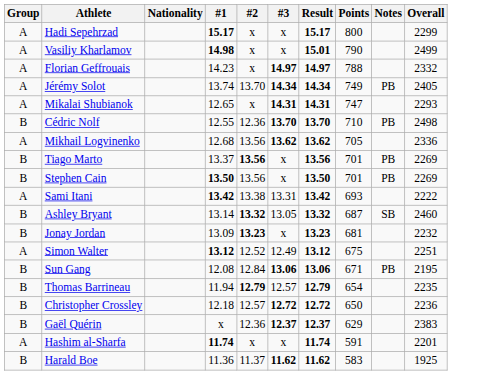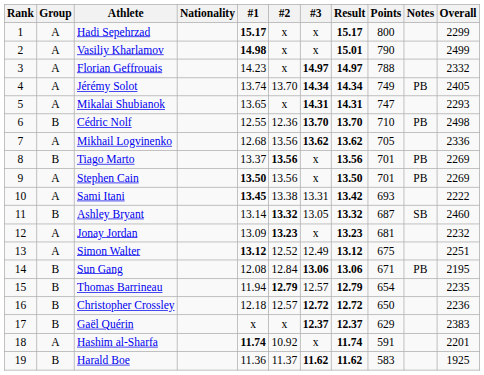+ column: (20, 13)
(221, 104) 12.65 -> (253, 104) 13.65
(23, 178) B -> (55, 178) A
(221, 196) 13.42 -> (253, 196) 13.45
(23, 232) B -> (55, 232) A
(252, 324) 12.36 -> (284, 324) x
(252, 342) x -> (284, 342) 10.92
